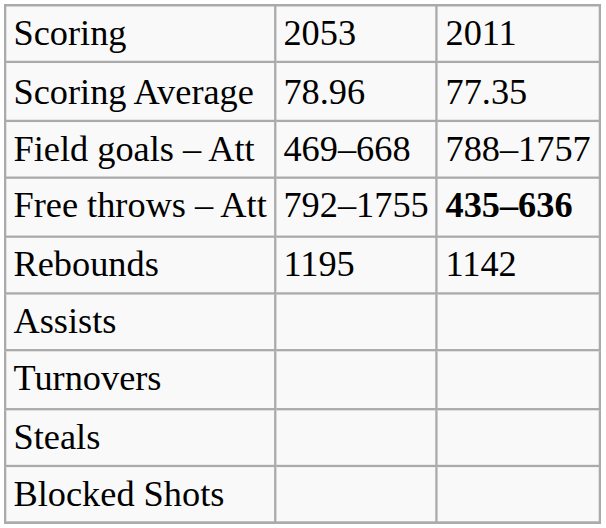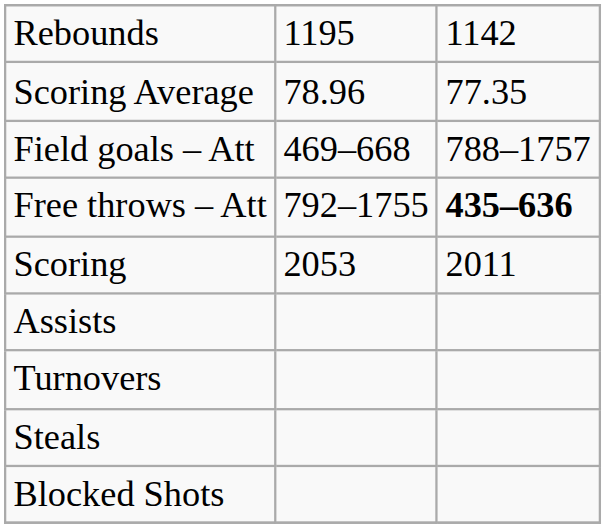rows swapped: (70, 33) <-> (86, 263)
